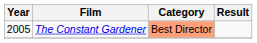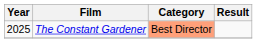(19, 29) 2005 -> (19, 29) 2025
